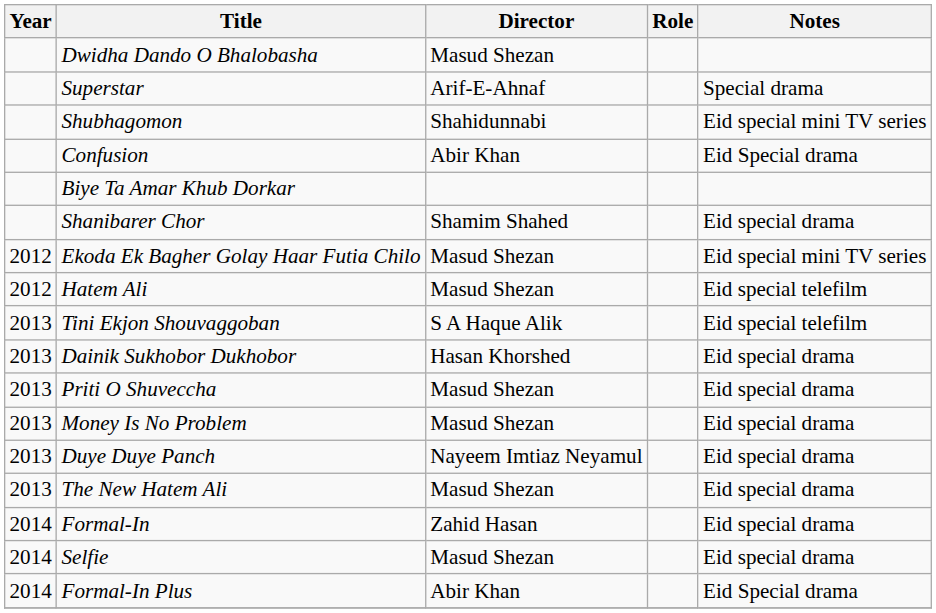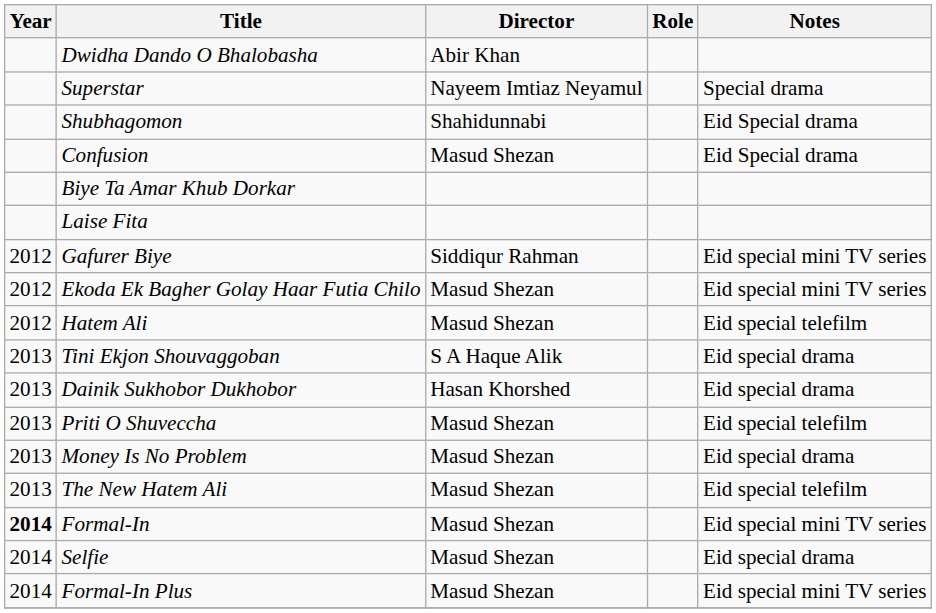(492, 54) Masud Shezan -> (475, 54) Abir Khan
(488, 88) Arif-E-Ahnaf -> (536, 88) Nayeem Imtiaz Neyamul
(815, 121) Eid special mini TV series -> (780, 121) Eid Special drama
(475, 155) Abir Khan -> (492, 155) Masud Shezan
- row: (133, 222)
+ row: (105, 222)
+ row: (117, 255)
(785, 322) Eid special telefilm -> (779, 356) Eid special drama
(779, 389) Eid special drama -> (785, 423) Eid special telefilm
- row: (138, 456)
(779, 490) Eid special drama -> (785, 490) Eid special telefilm
(31, 523) normal -> (31, 523) bold
(484, 523) Zahid Hasan -> (492, 523) Masud Shezan
(779, 523) Eid special drama -> (815, 523) Eid special mini TV series
(475, 590) Abir Khan -> (492, 590) Masud Shezan
(780, 590) Eid Special drama -> (815, 590) Eid special mini TV series
